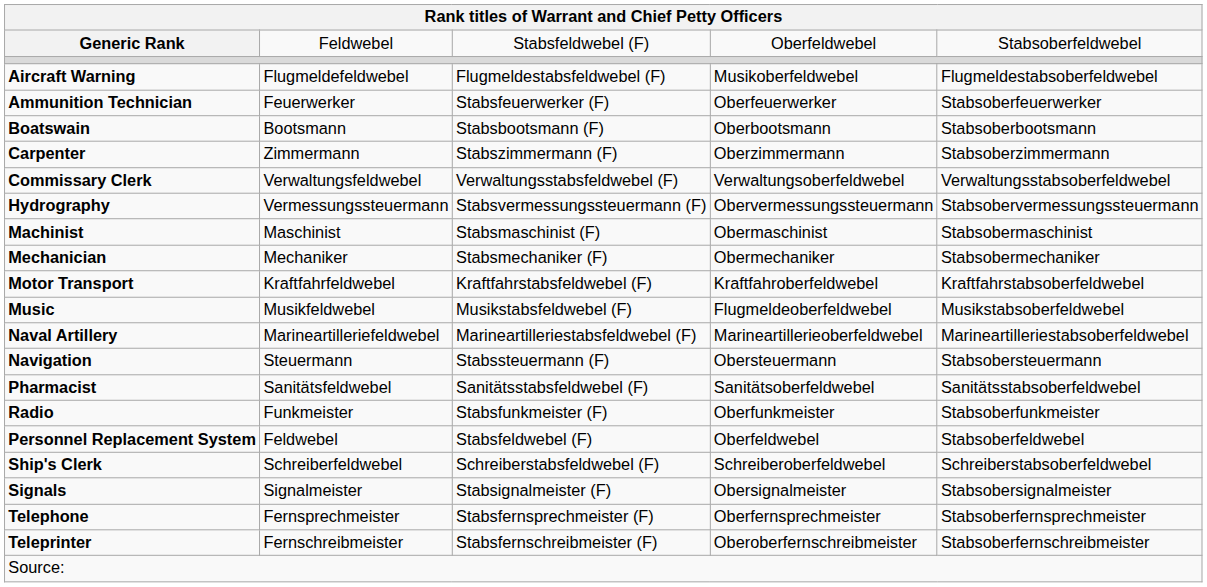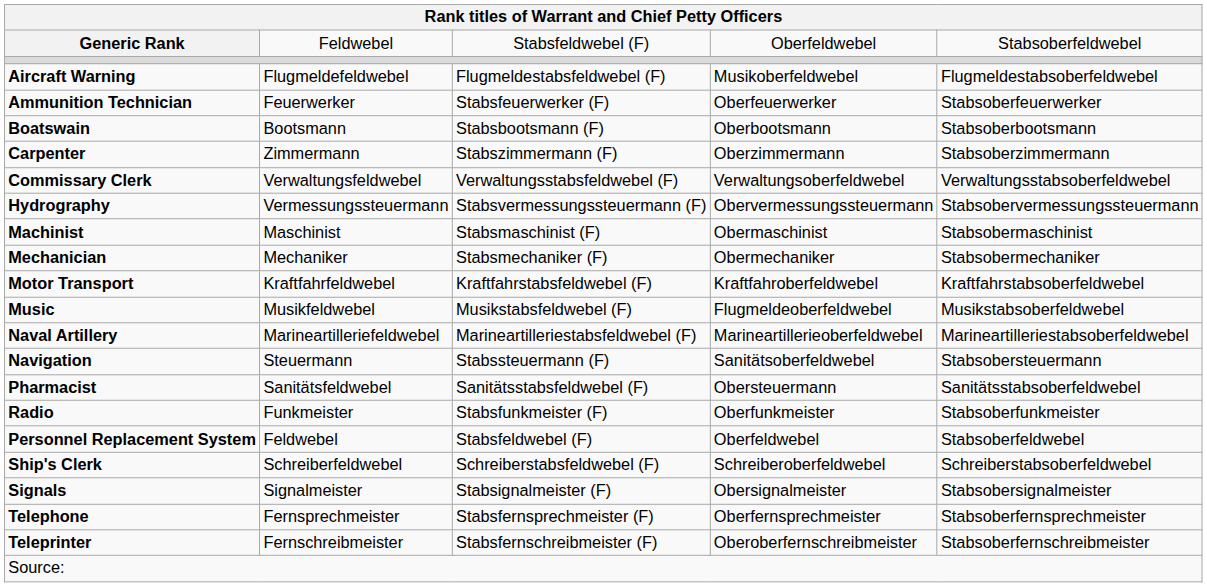(775, 361) Obersteuermann -> (794, 361) Sanitätsoberfeldwebel
(794, 387) Sanitätsoberfeldwebel -> (775, 387) Obersteuermann
